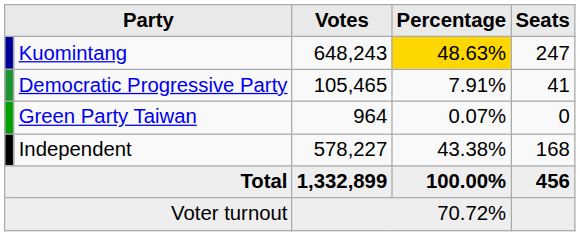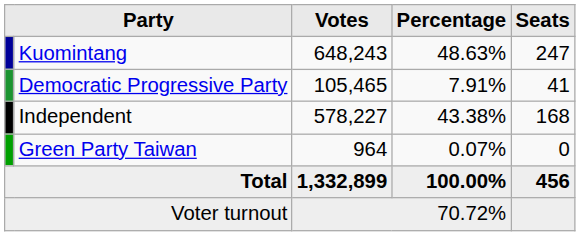(472, 52) gold background -> (472, 52) no background
rows swapped: (108, 117) <-> (75, 149)
